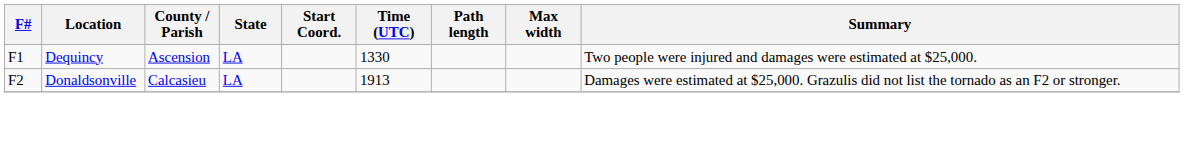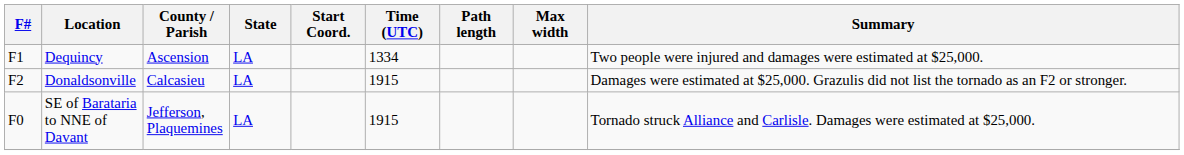(375, 56) 1330 -> (384, 56) 1334
(375, 80) 1913 -> (384, 80) 1915
+ row: (91, 120)
